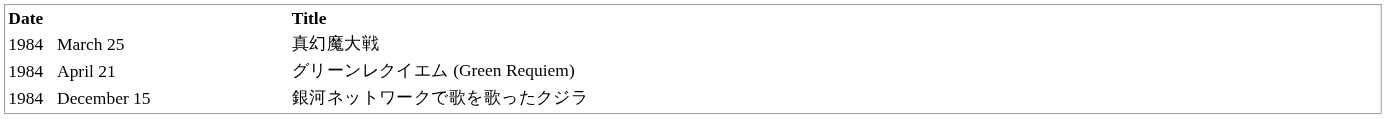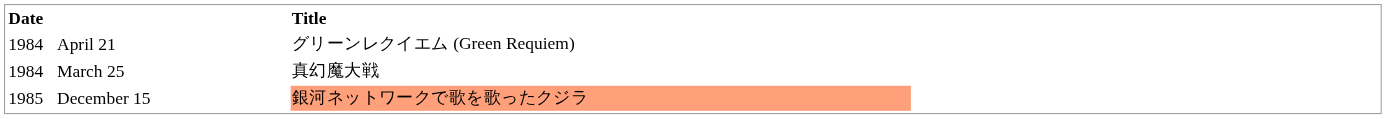rows swapped: (91, 43) <-> (86, 70)
(26, 98) 1984 -> (26, 98) 1985
(440, 97) no background -> (440, 97) lightsalmon background
